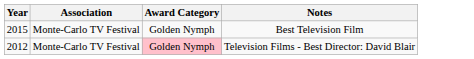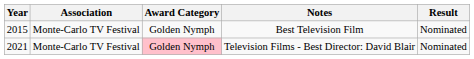+ column: (443, 12)
(17, 46) 2012 -> (17, 46) 2021
